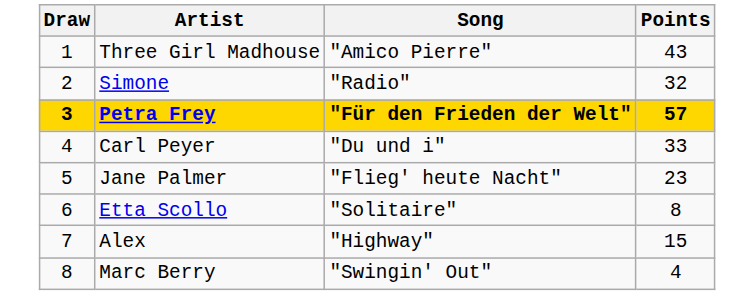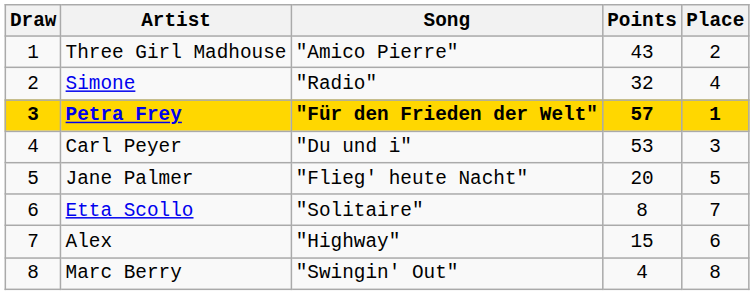+ column: (715, 21)
(676, 147) 33 -> (642, 147) 53
(676, 178) 23 -> (642, 178) 20
